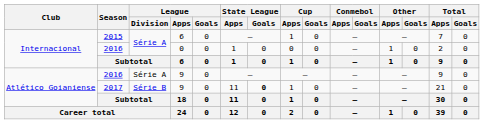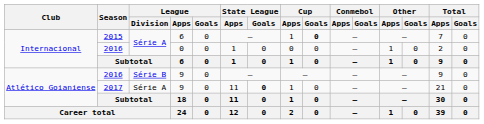(316, 36) normal -> (316, 36) bold
(150, 74) Série A -> (150, 74) Série B
(150, 87) Série B -> (150, 87) Série A
